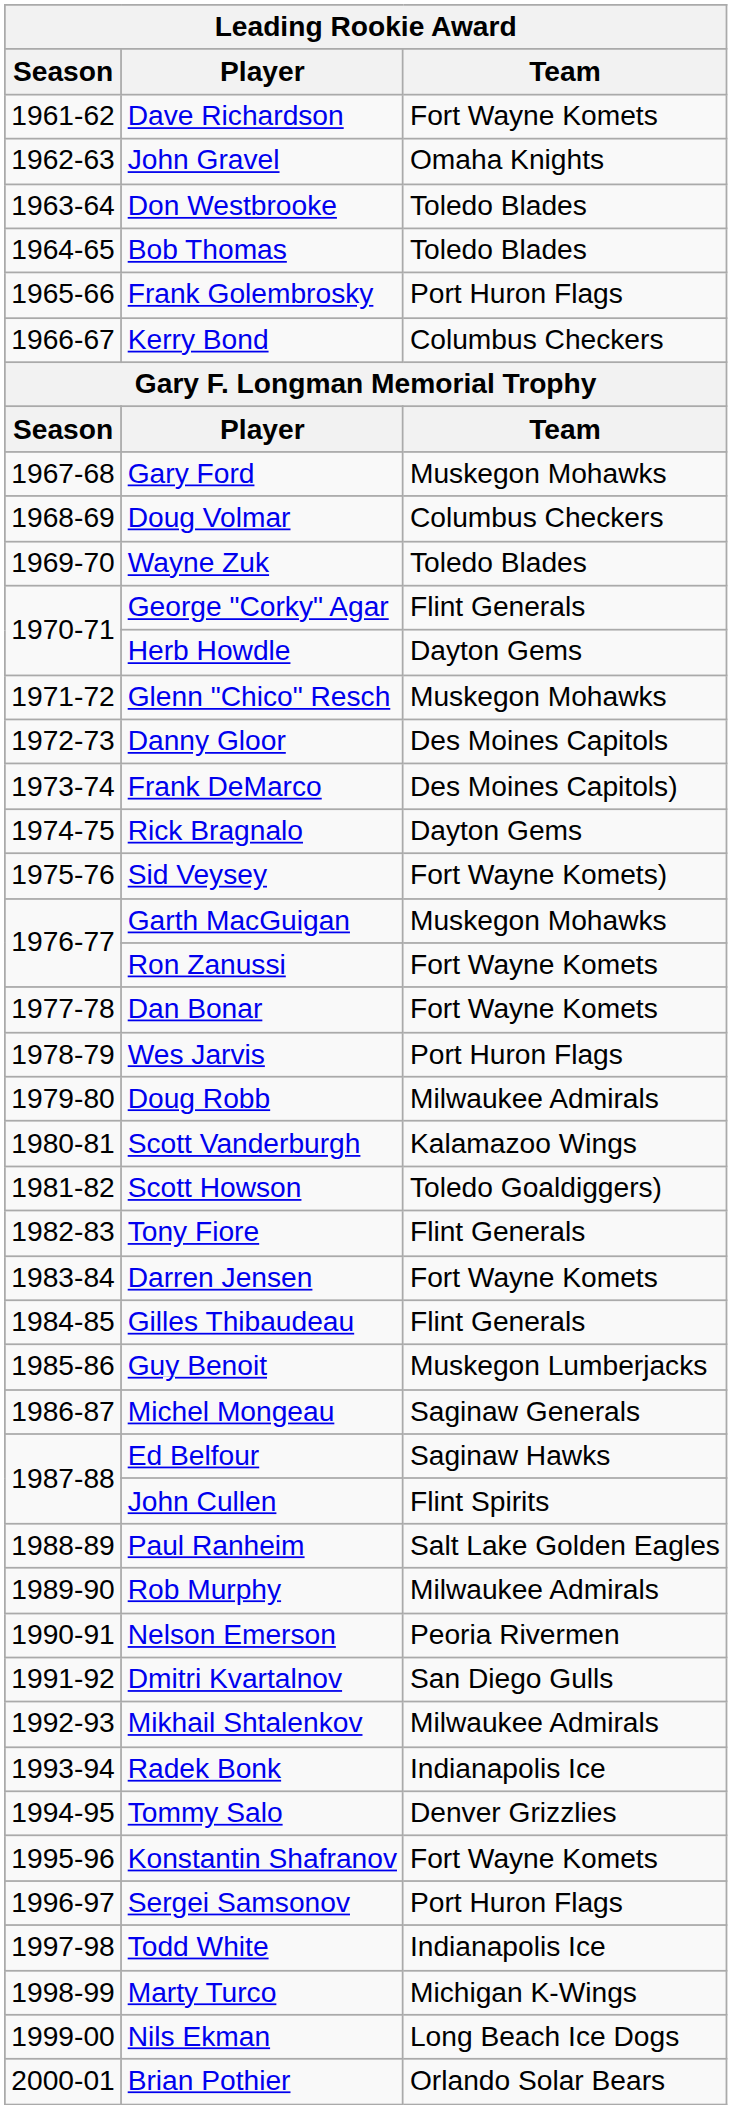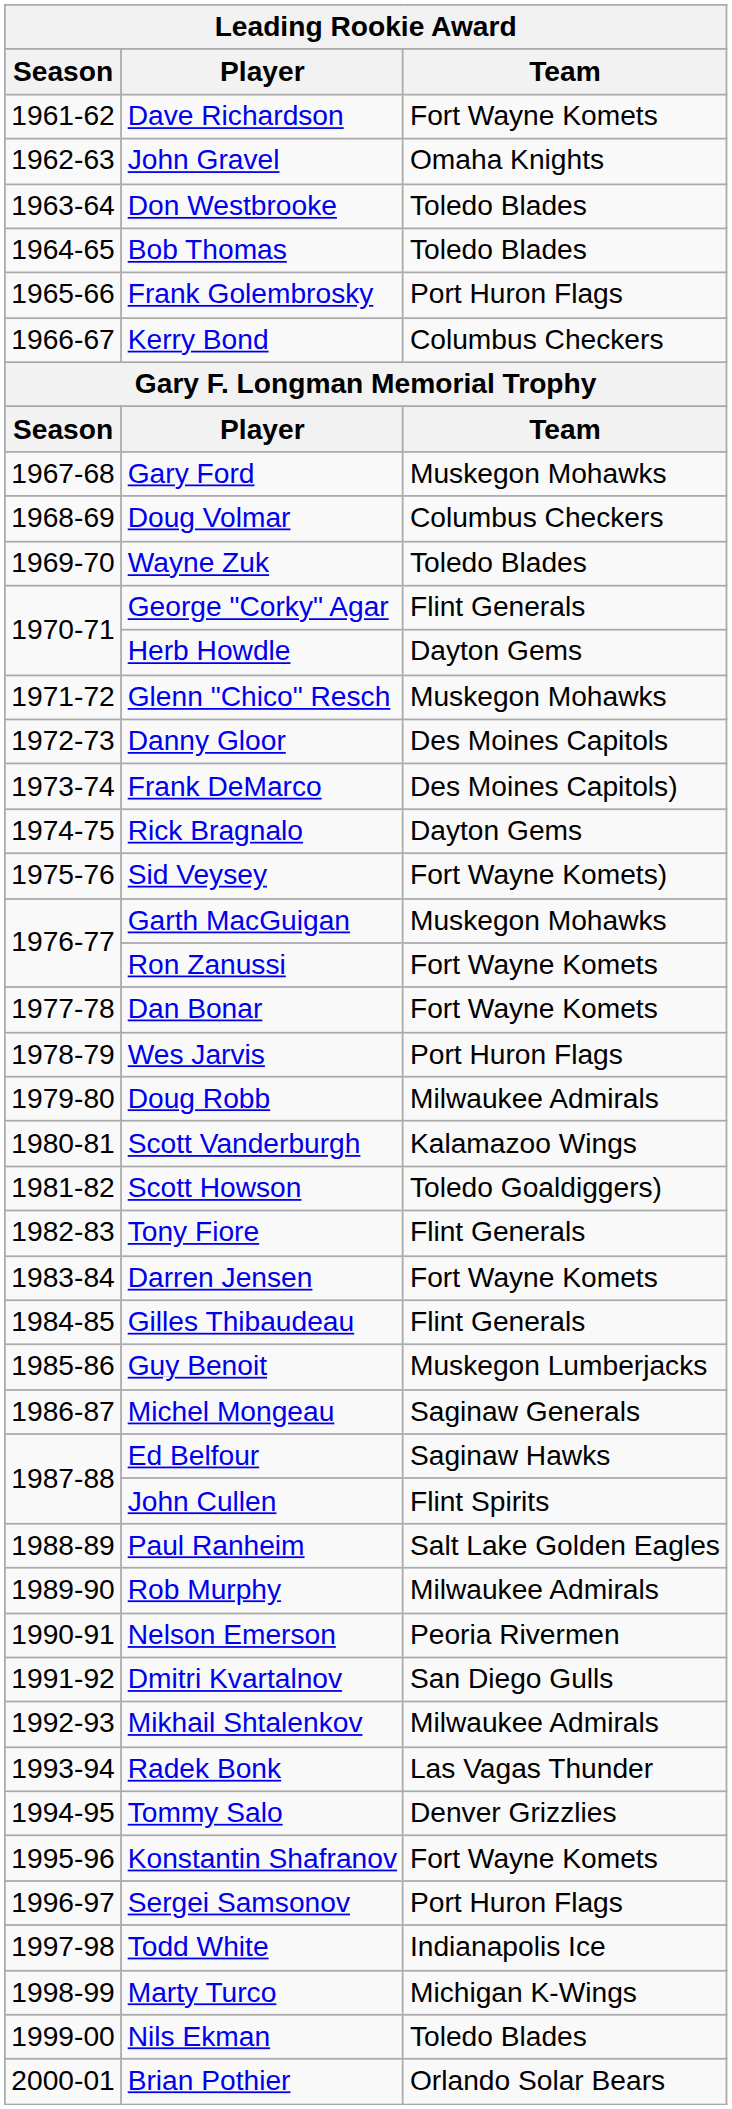(508, 1768) Indianapolis Ice -> (532, 1768) Las Vagas Thunder
(545, 2036) Long Beach Ice Dogs -> (498, 2036) Toledo Blades
